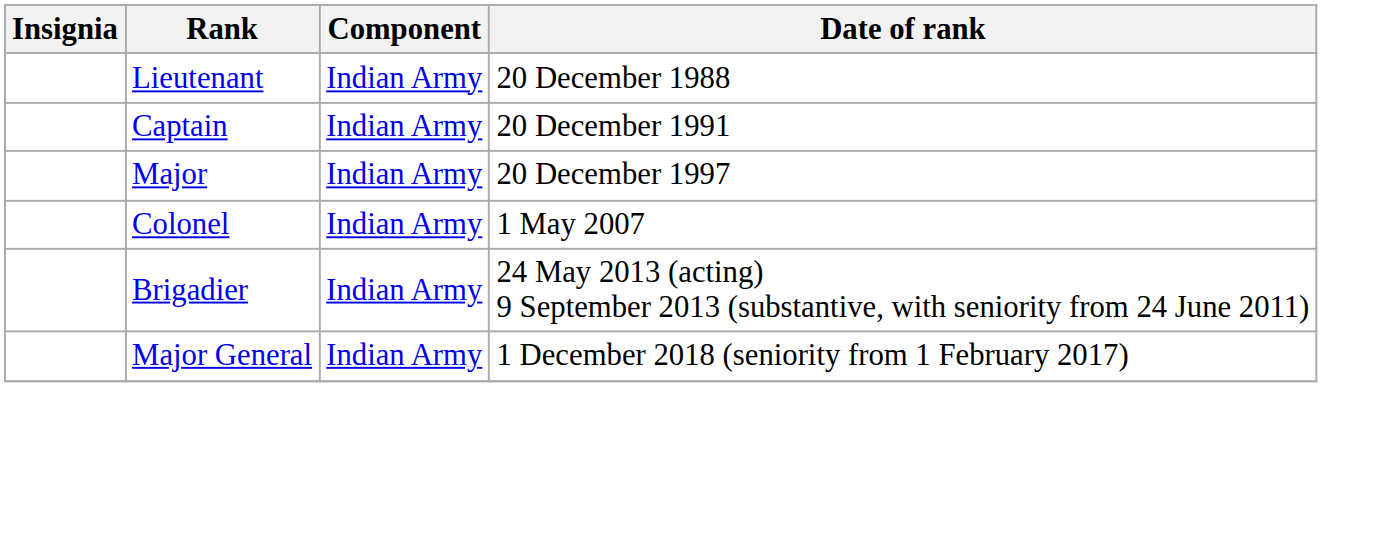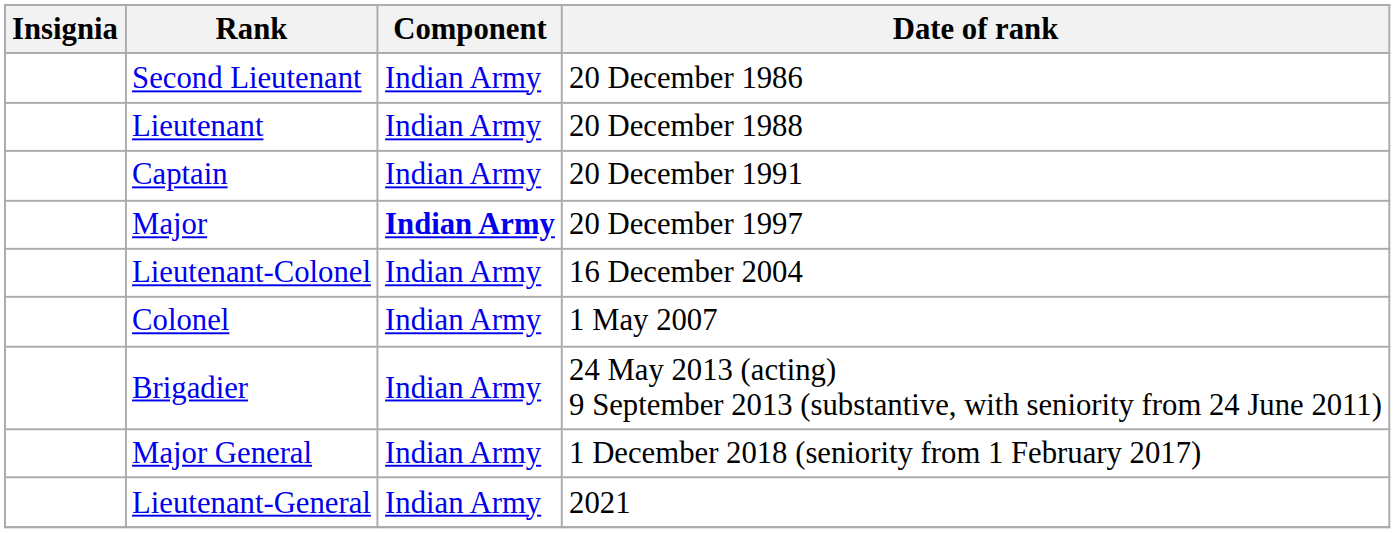+ row: (247, 77)
(404, 175) normal -> (470, 223) bold
+ row: (251, 272)
+ row: (251, 501)
